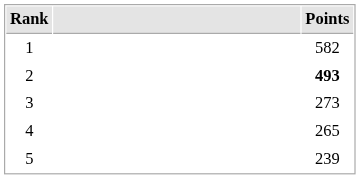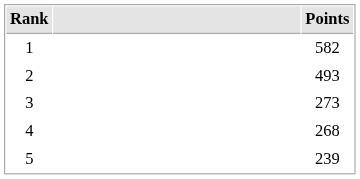(327, 75) bold -> (327, 75) normal
(327, 131) 265 -> (327, 131) 268
